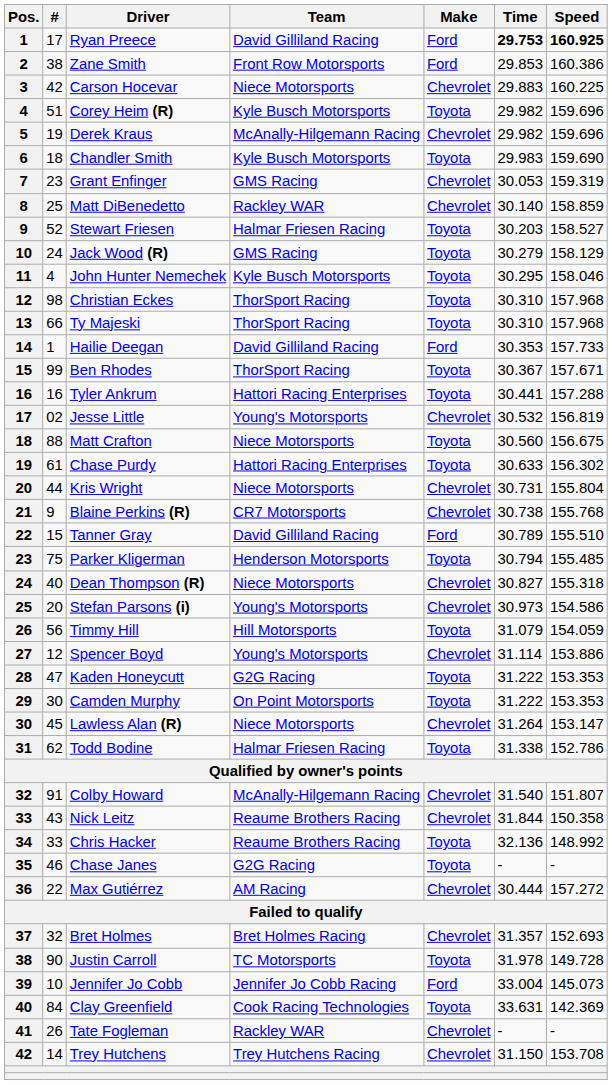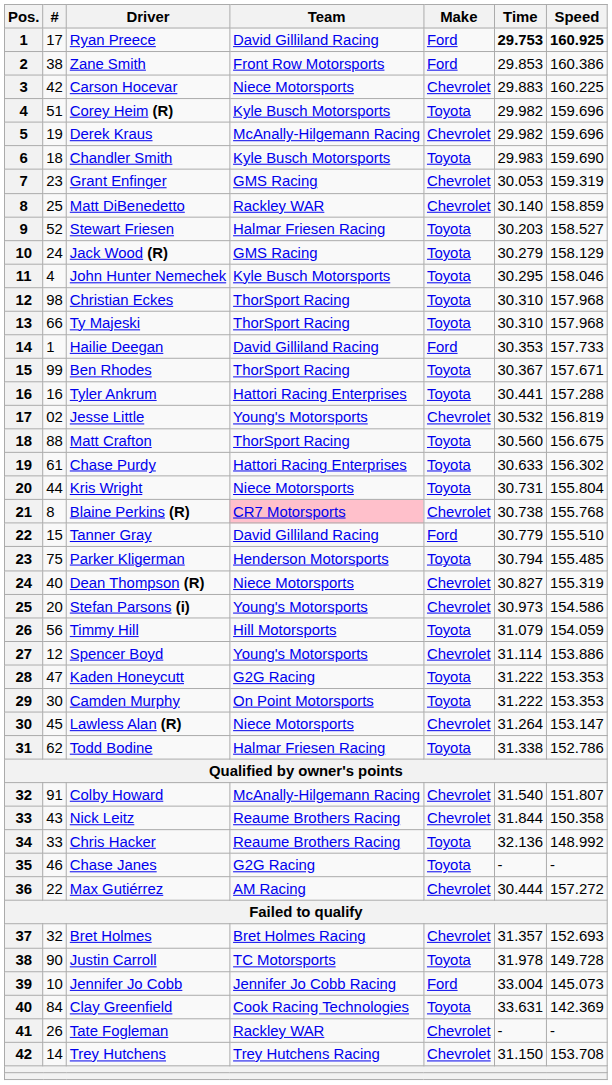(293, 441) Niece Motorsports -> (291, 441) ThorSport Racing
(459, 488) Chevrolet -> (449, 488) Toyota
(50, 512) 9 -> (50, 512) 8
(289, 512) no background -> (289, 512) pink background
(520, 535) 30.789 -> (520, 535) 30.779
(577, 582) 155.318 -> (577, 582) 155.319
